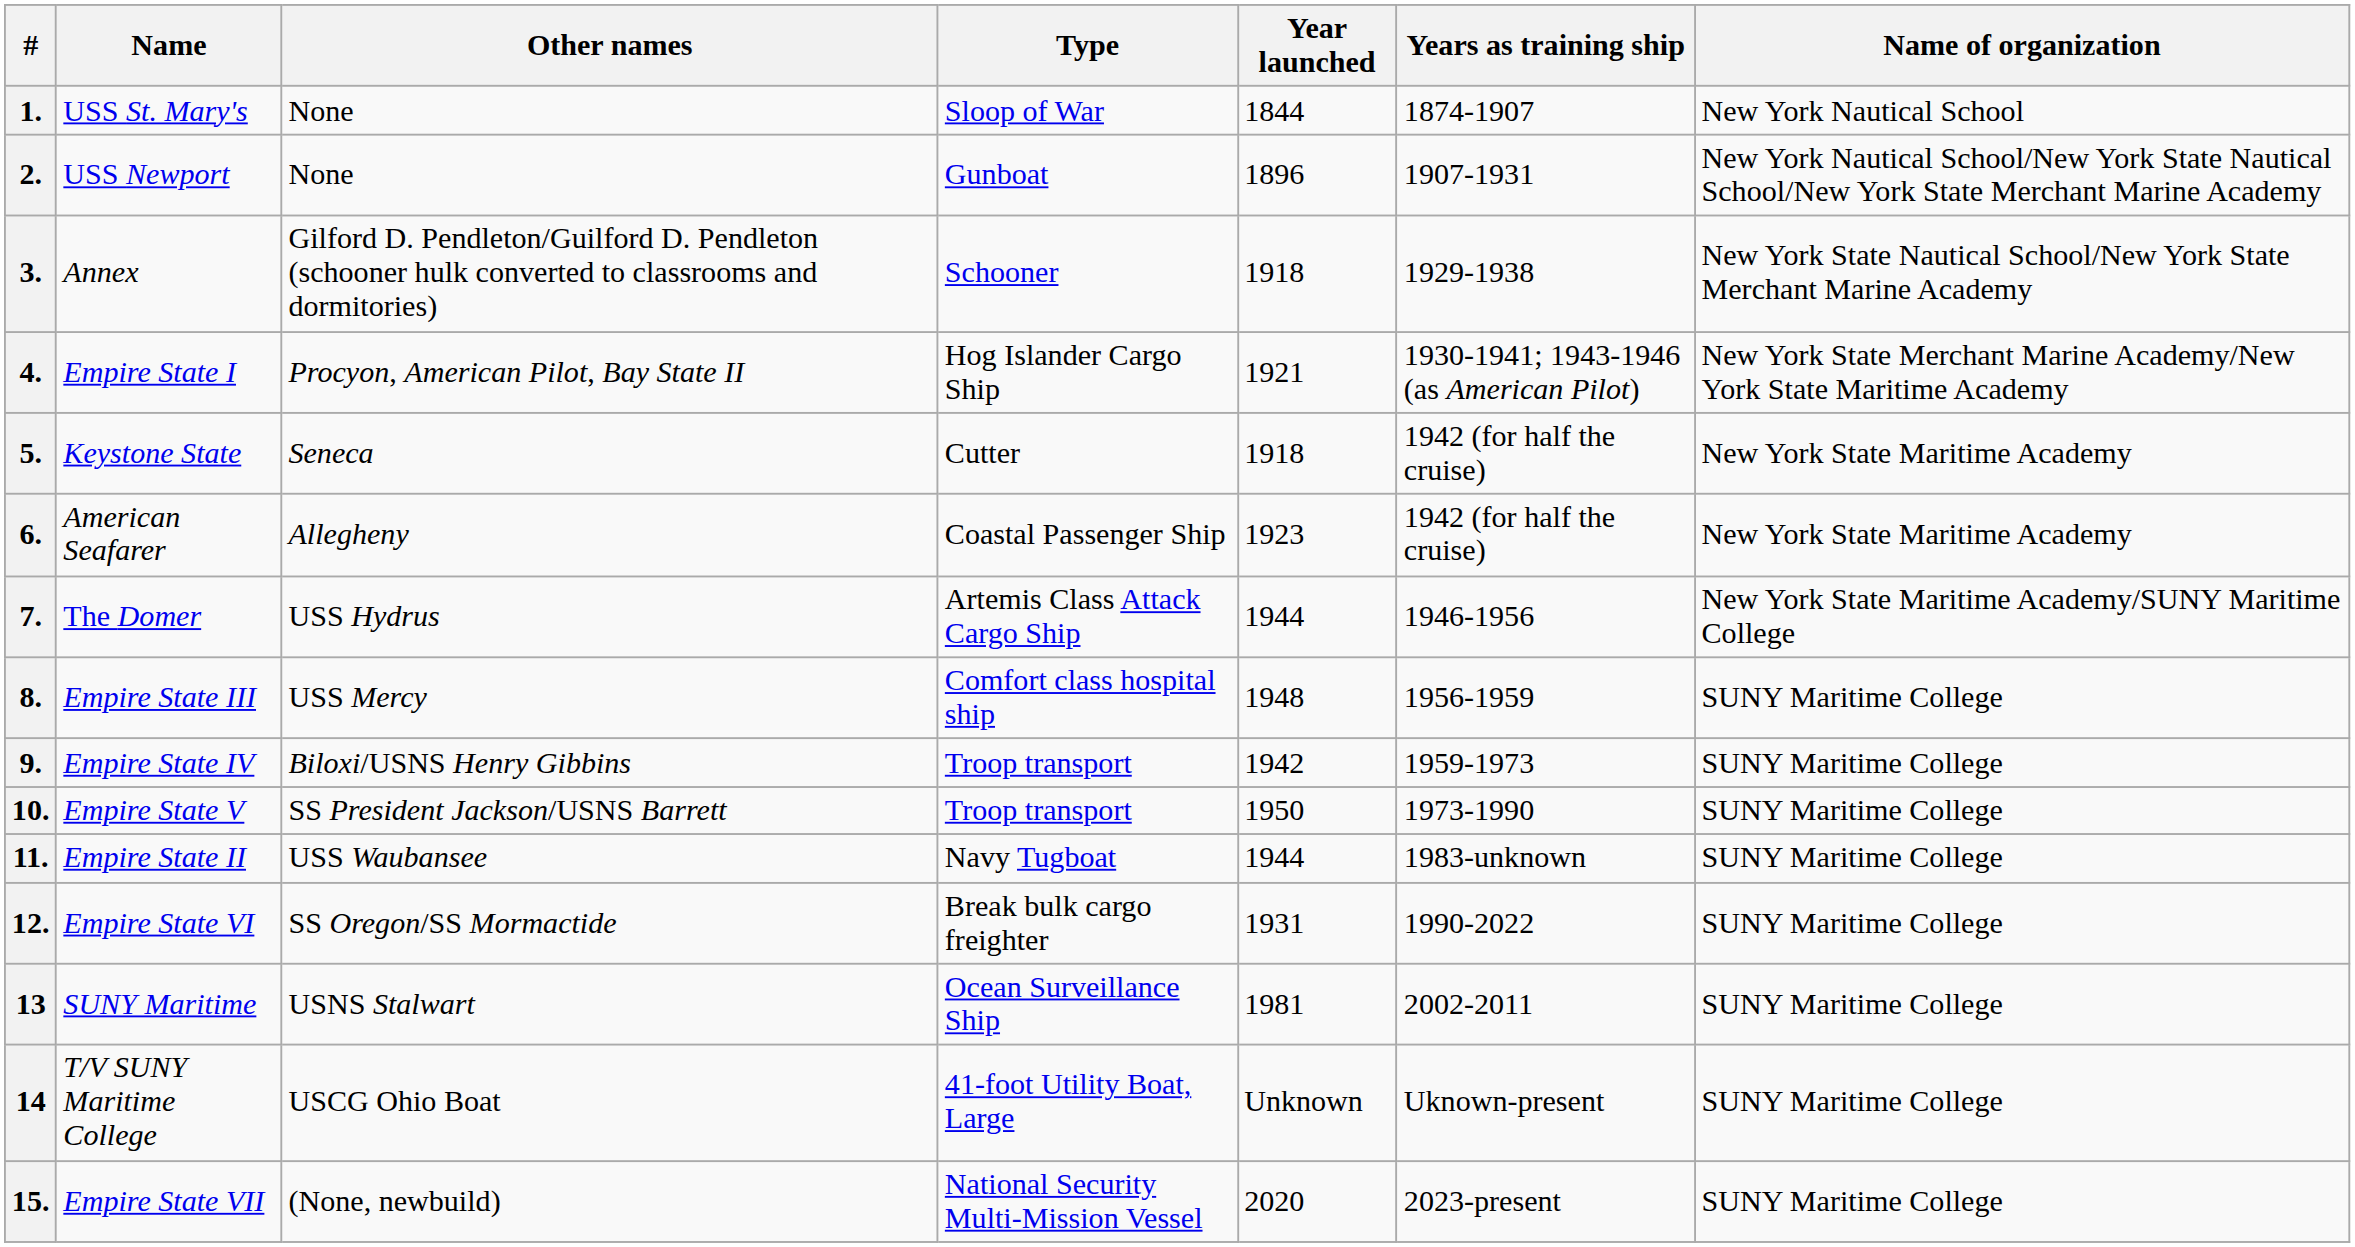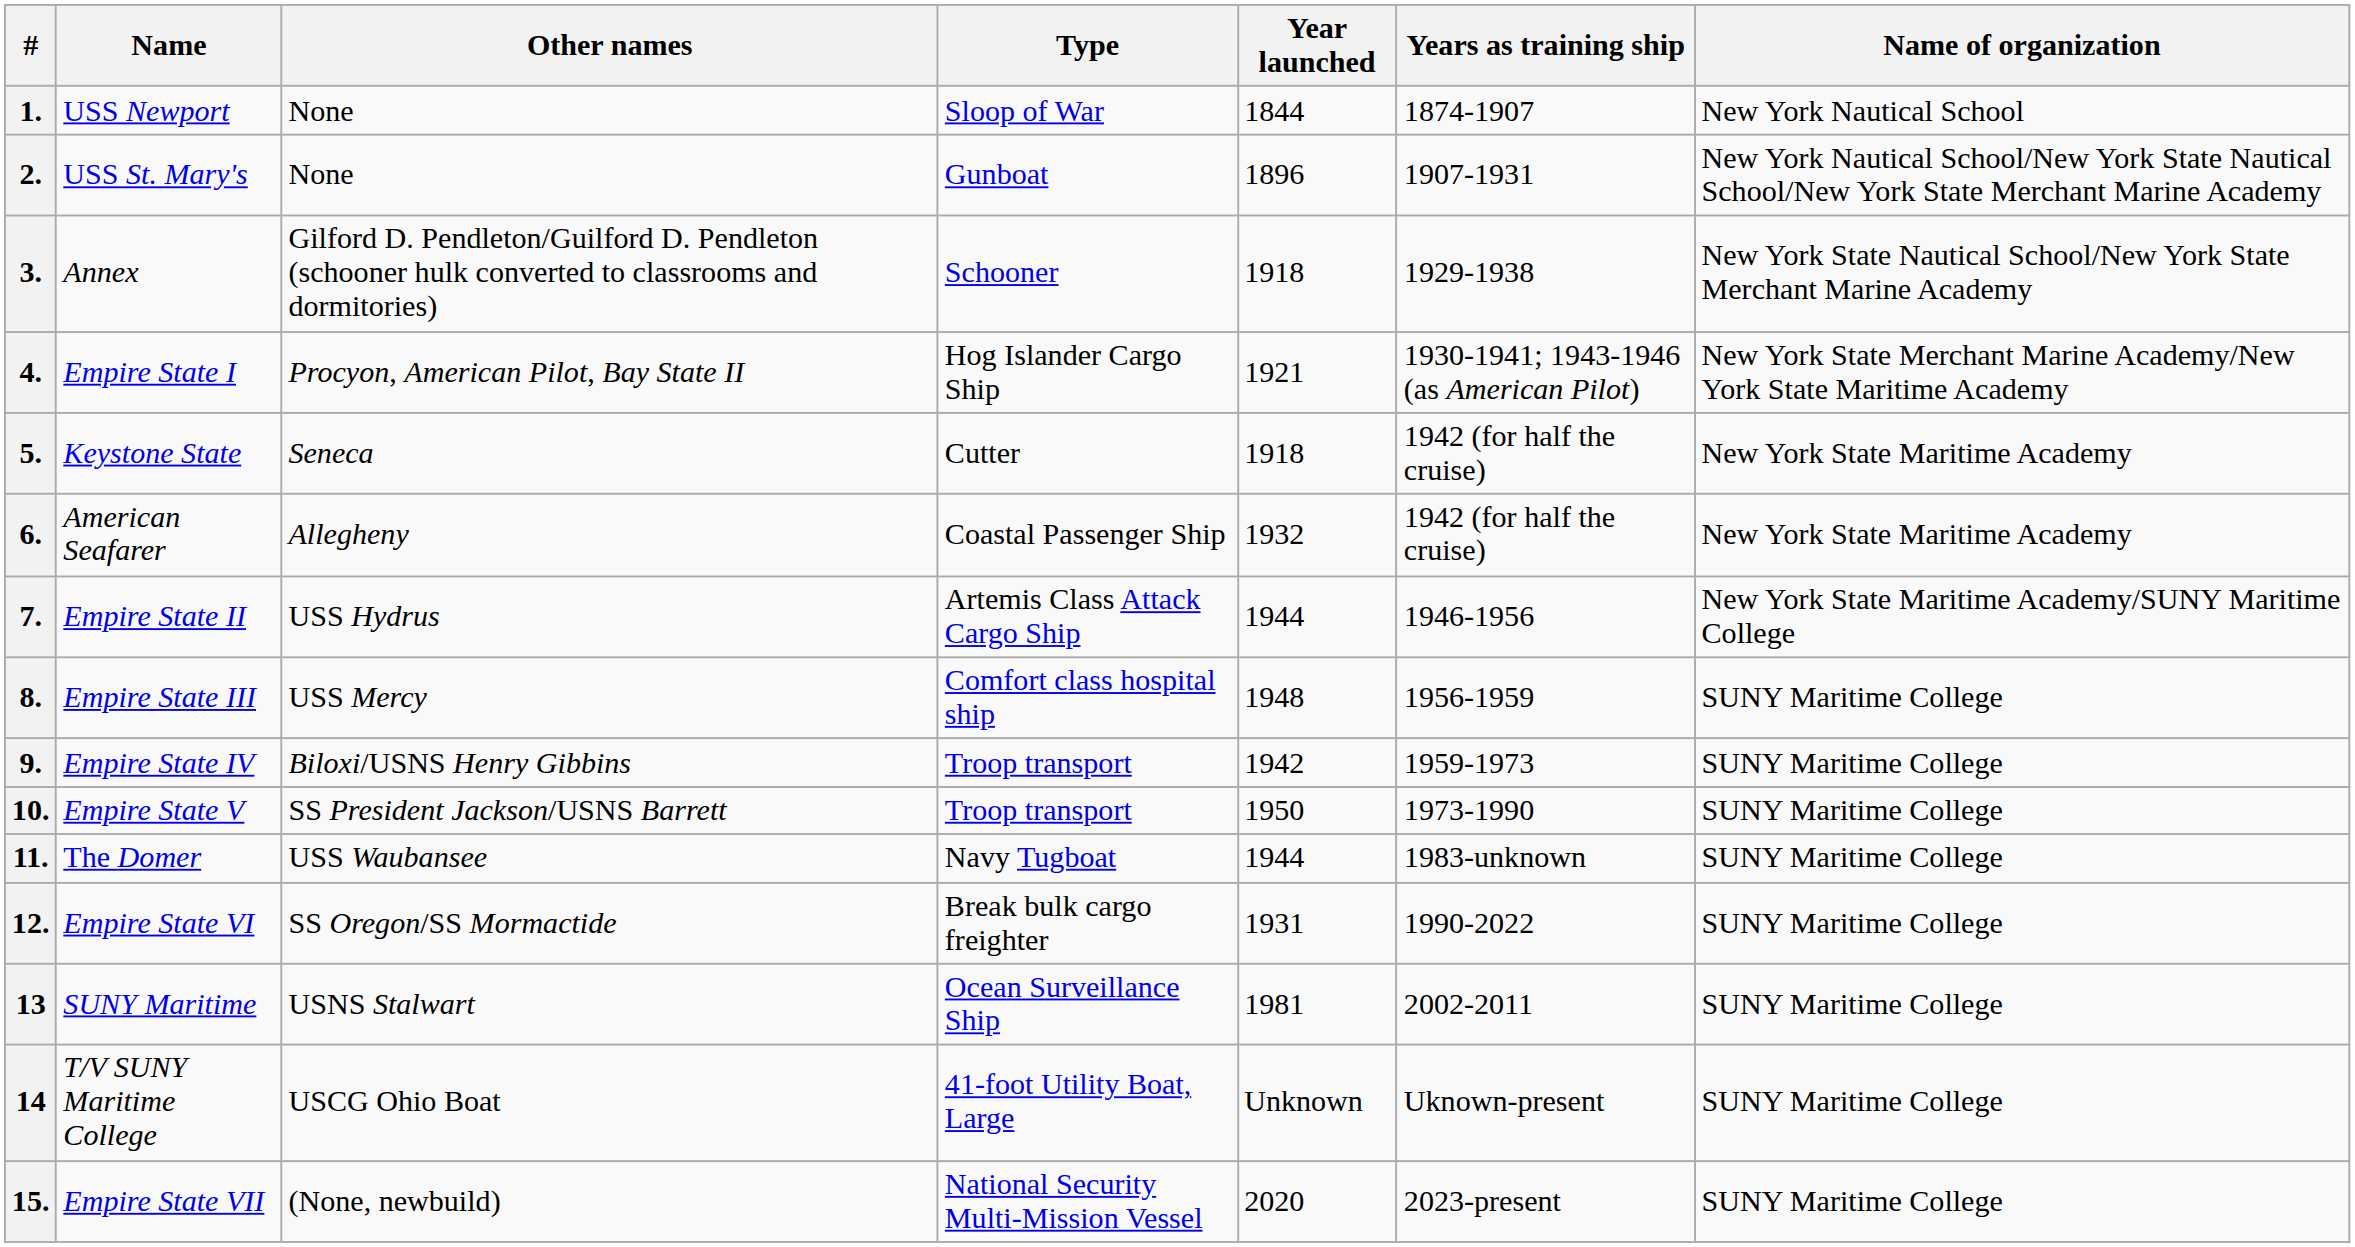(156, 109) USS St. Mary's -> (147, 109) USS Newport
(147, 174) USS Newport -> (156, 174) USS St. Mary's
(1274, 534) 1923 -> (1274, 534) 1932
(132, 616) The Domer -> (155, 616) Empire State II
(155, 857) Empire State II -> (132, 857) The Domer
